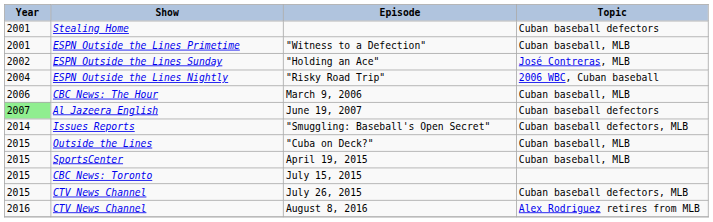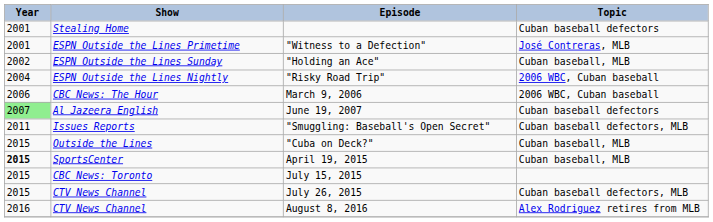(574, 45) Cuban baseball, MLB -> (574, 45) José Contreras, MLB
(574, 61) José Contreras, MLB -> (574, 61) Cuban baseball, MLB
(574, 94) Cuban baseball, MLB -> (589, 94) 2006 WBC, Cuban baseball
(18, 126) 2014 -> (18, 126) 2011
(18, 159) normal -> (18, 159) bold
